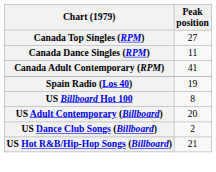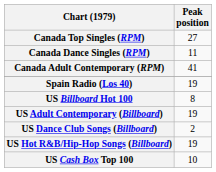(193, 114) 20 -> (193, 114) 19
(193, 144) 21 -> (193, 144) 19
+ row: (89, 159)
